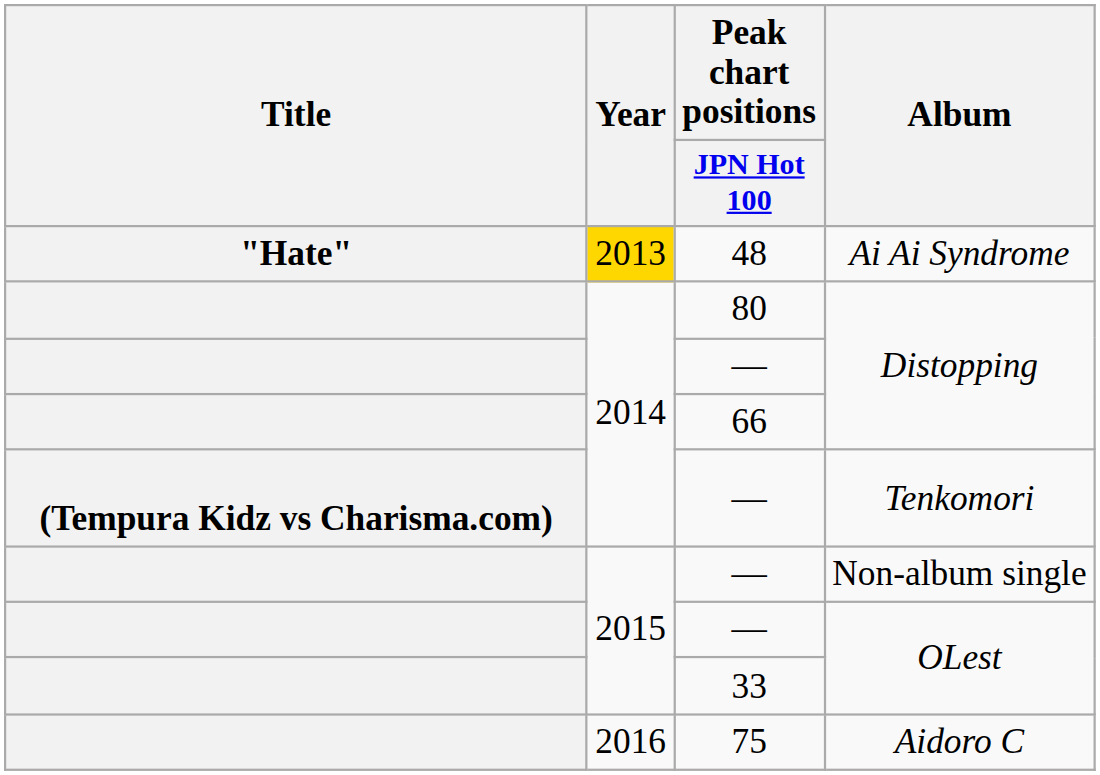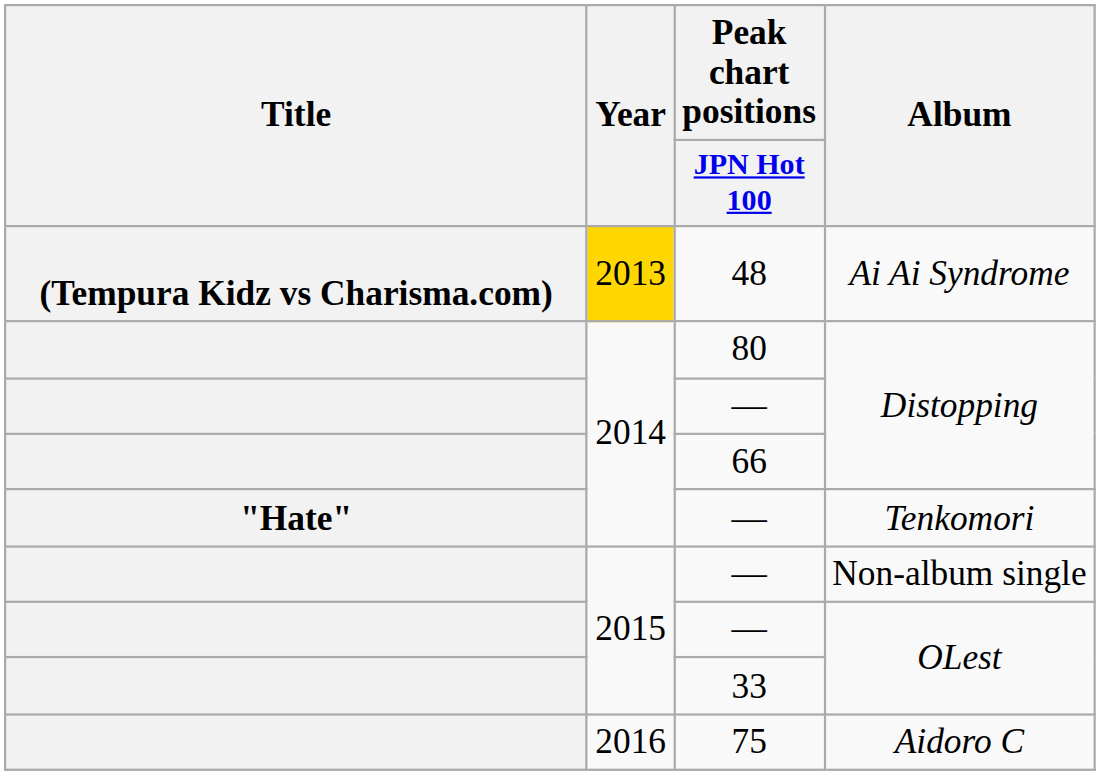(296, 253) "Hate" -> (296, 292) (Tempura Kidz vs Charisma.com)
(296, 517) (Tempura Kidz vs Charisma.com) -> (296, 517) "Hate"
